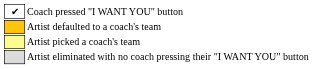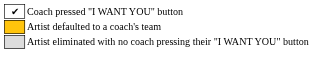- row: (84, 42)
